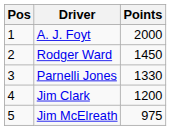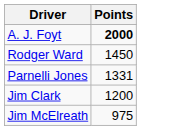- column: (19, 15)
(148, 35) normal -> (119, 35) bold
(148, 75) 1330 -> (119, 75) 1331
